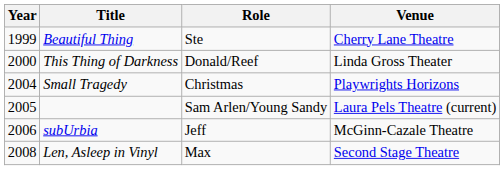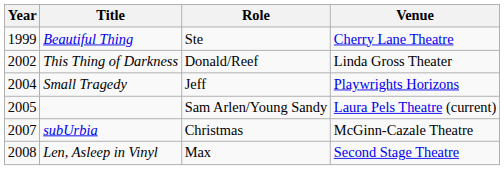(22, 61) 2000 -> (22, 61) 2002
(214, 84) Christmas -> (195, 84) Jeff
(22, 130) 2006 -> (22, 130) 2007
(195, 130) Jeff -> (214, 130) Christmas
